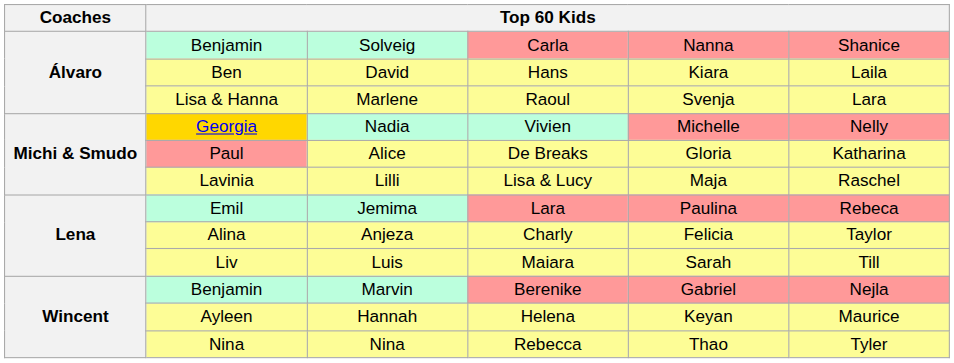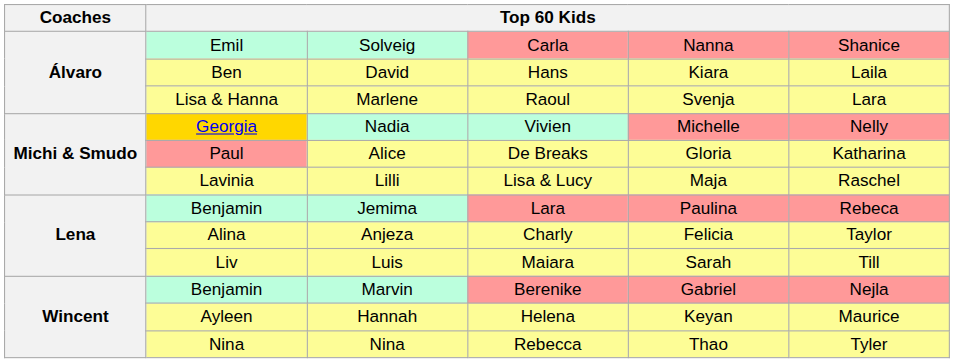(227, 45) Benjamin -> (227, 45) Emil
(227, 208) Emil -> (227, 208) Benjamin
